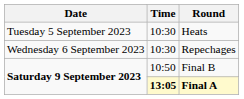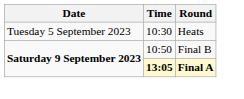- row: (209, 49)
